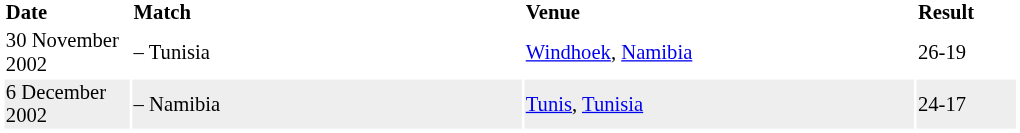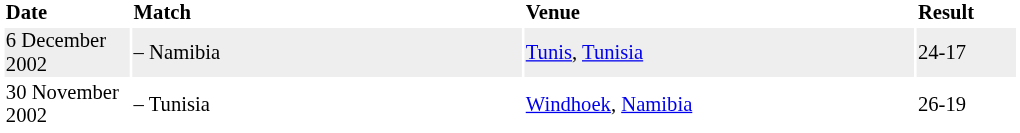rows swapped: (62, 52) <-> (56, 103)
